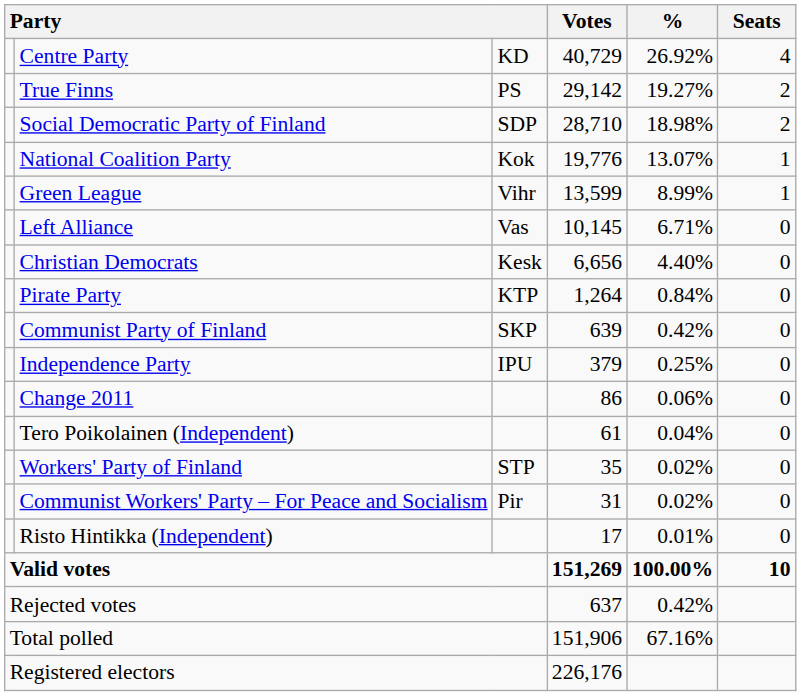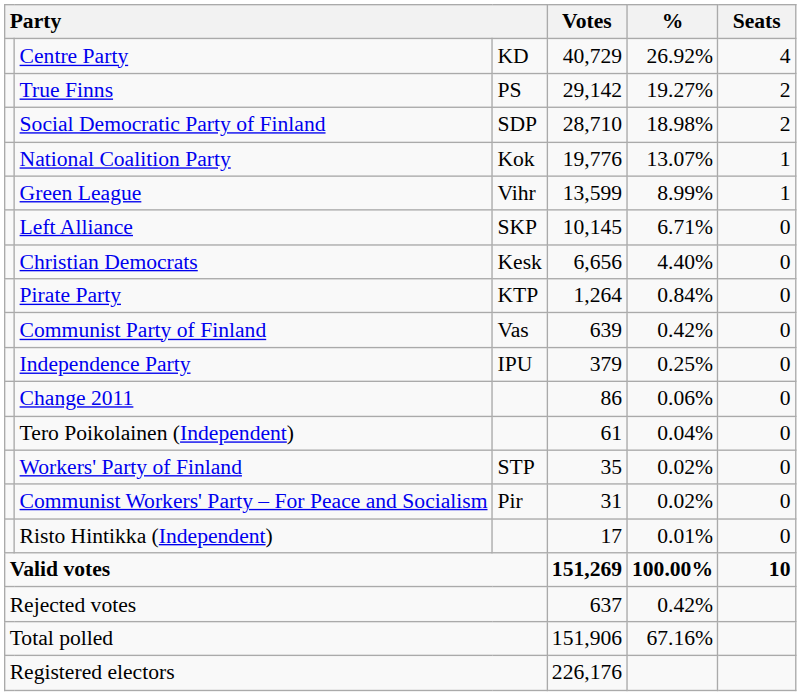(513, 227) Vas -> (517, 227) SKP
(517, 329) SKP -> (513, 329) Vas
